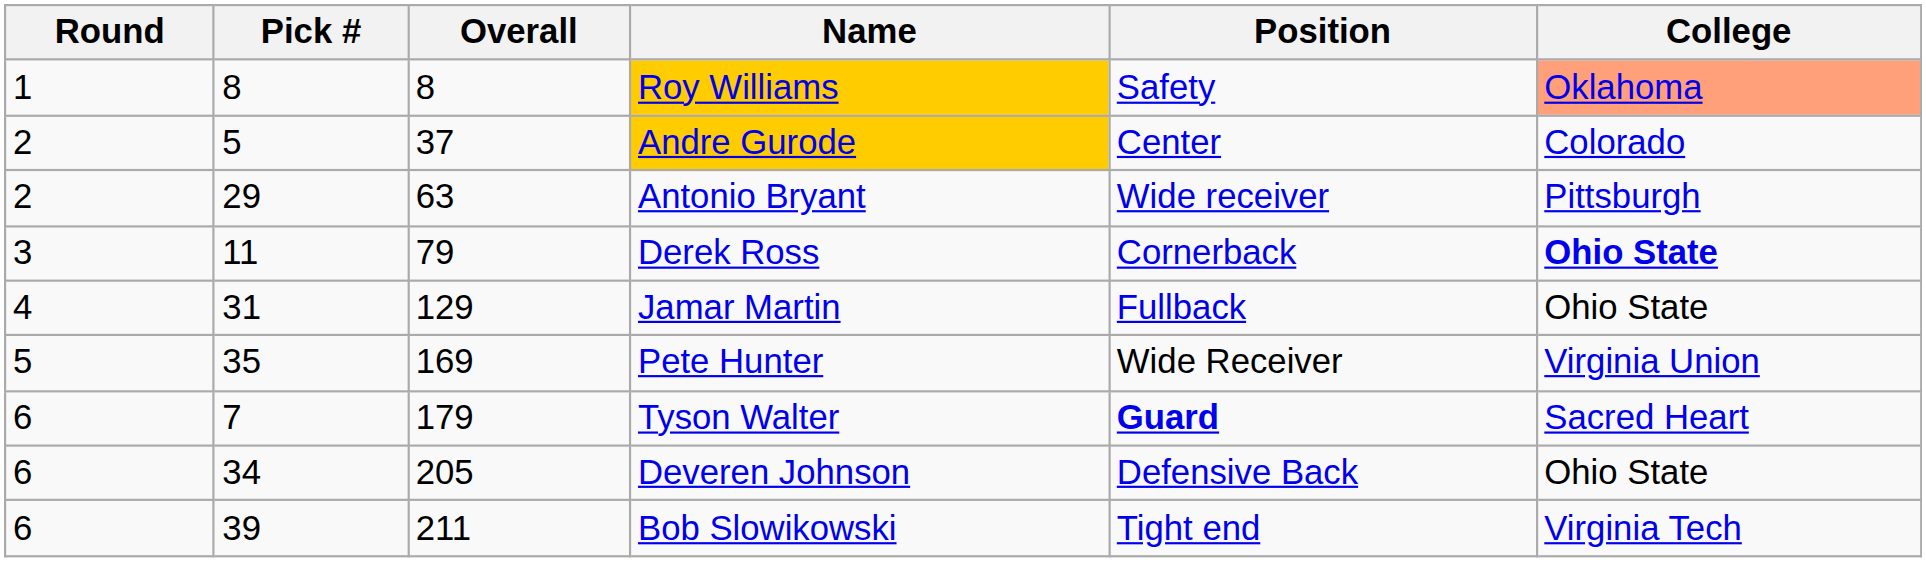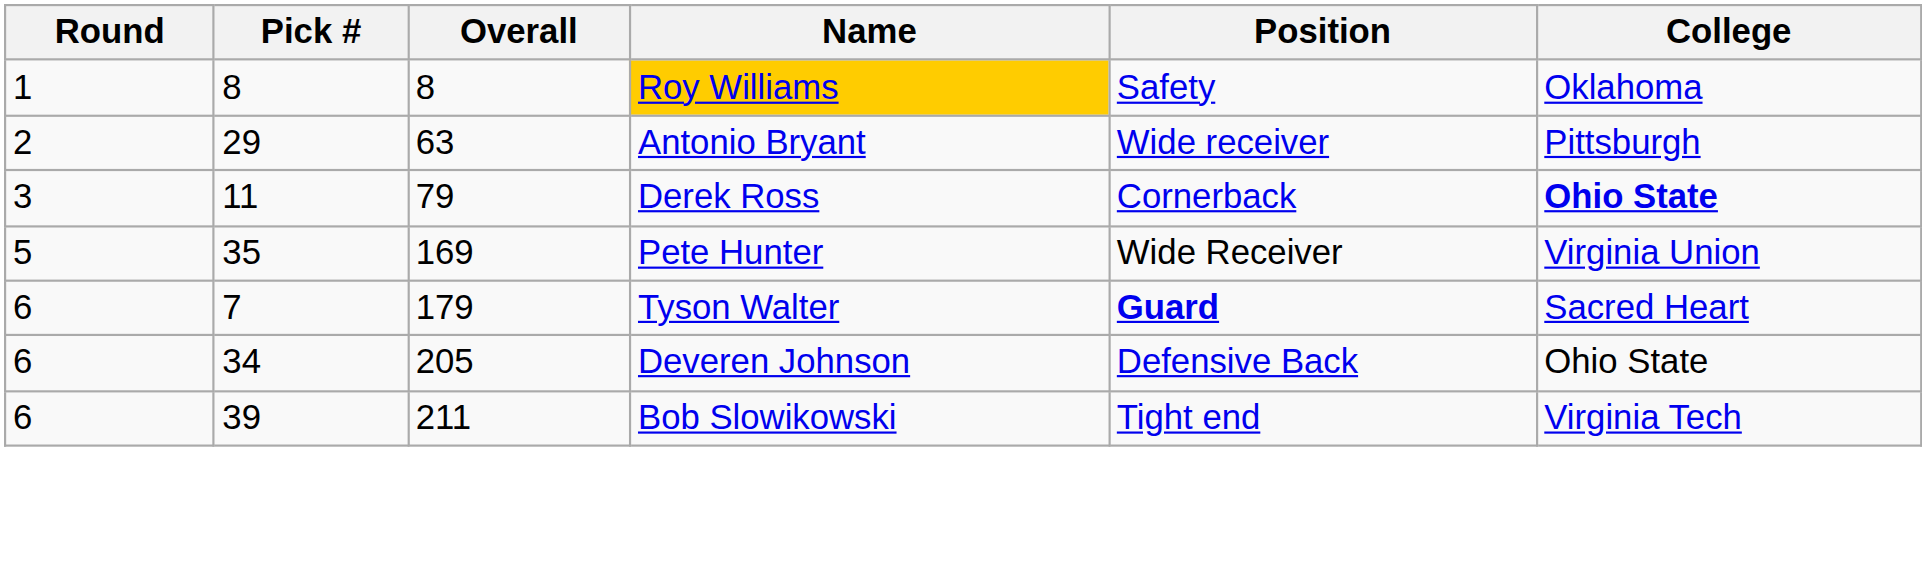(1623, 87) lightsalmon background -> (1623, 87) no background
- row: (747, 142)
- row: (739, 307)
